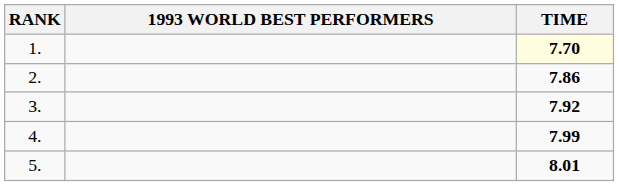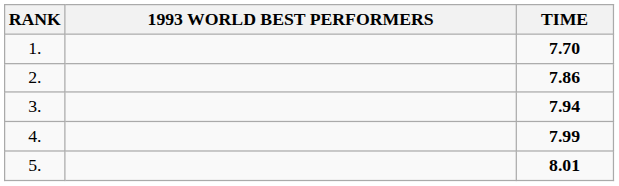(565, 48) lightyellow background -> (565, 48) no background
(565, 107) 7.92 -> (565, 107) 7.94
